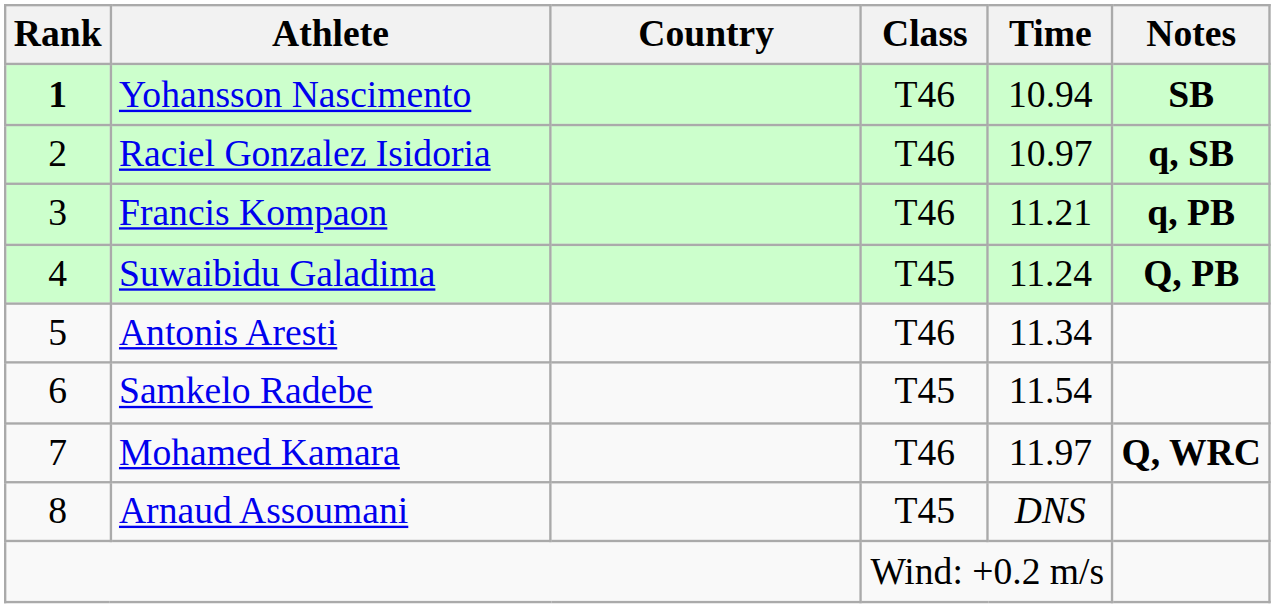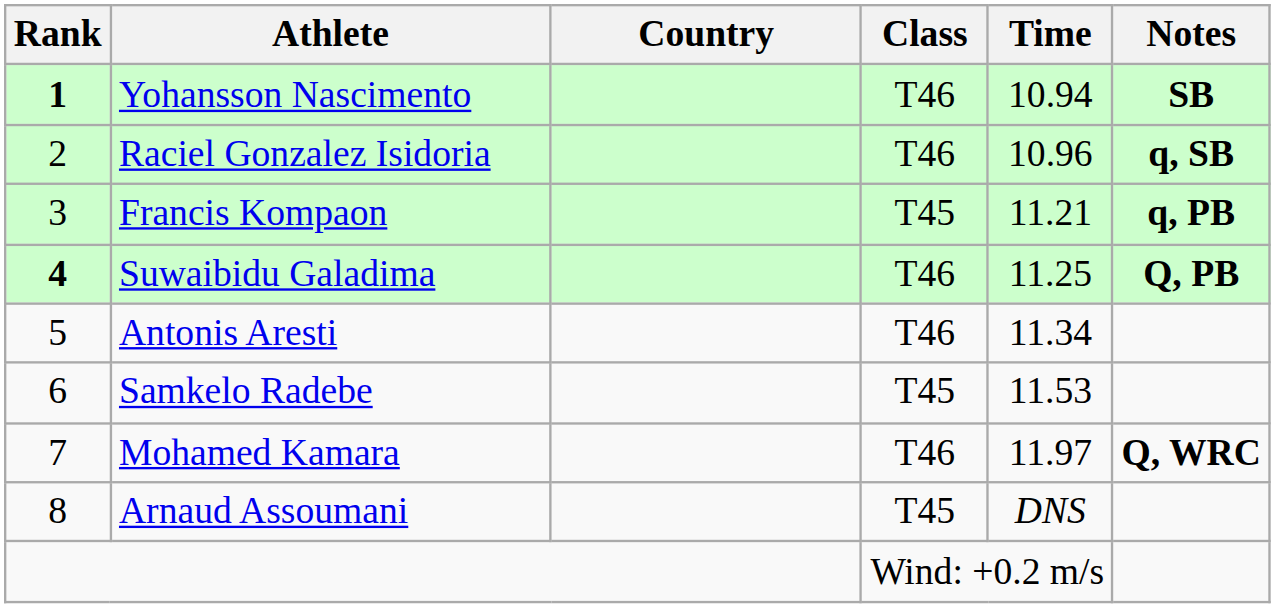(1050, 153) 10.97 -> (1050, 153) 10.96
(925, 213) T46 -> (925, 213) T45
(58, 272) normal -> (58, 272) bold
(925, 272) T45 -> (925, 272) T46
(1050, 272) 11.24 -> (1050, 272) 11.25
(1050, 392) 11.54 -> (1050, 392) 11.53
